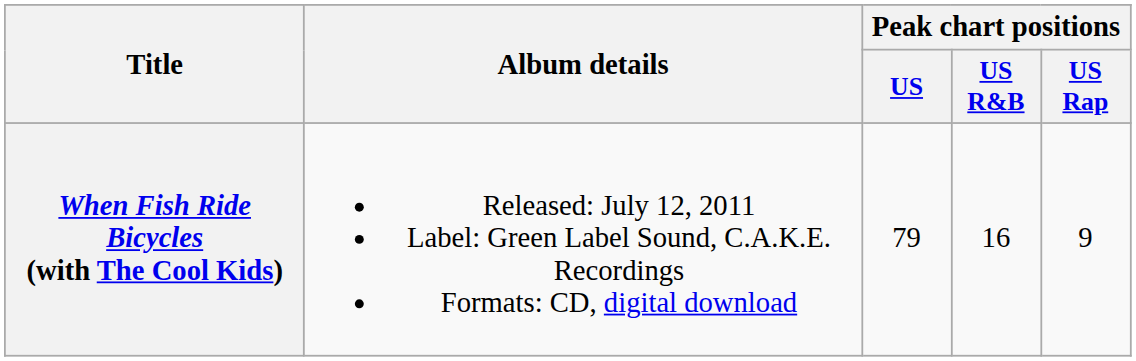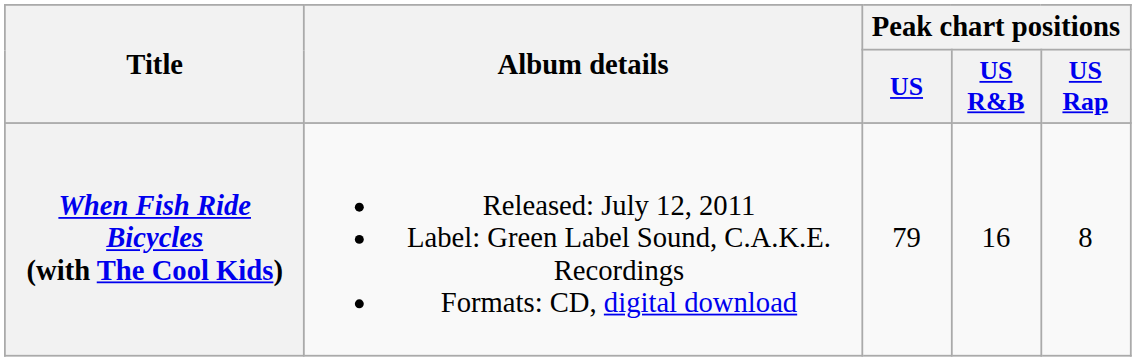(1085, 238) 9 -> (1085, 238) 8
